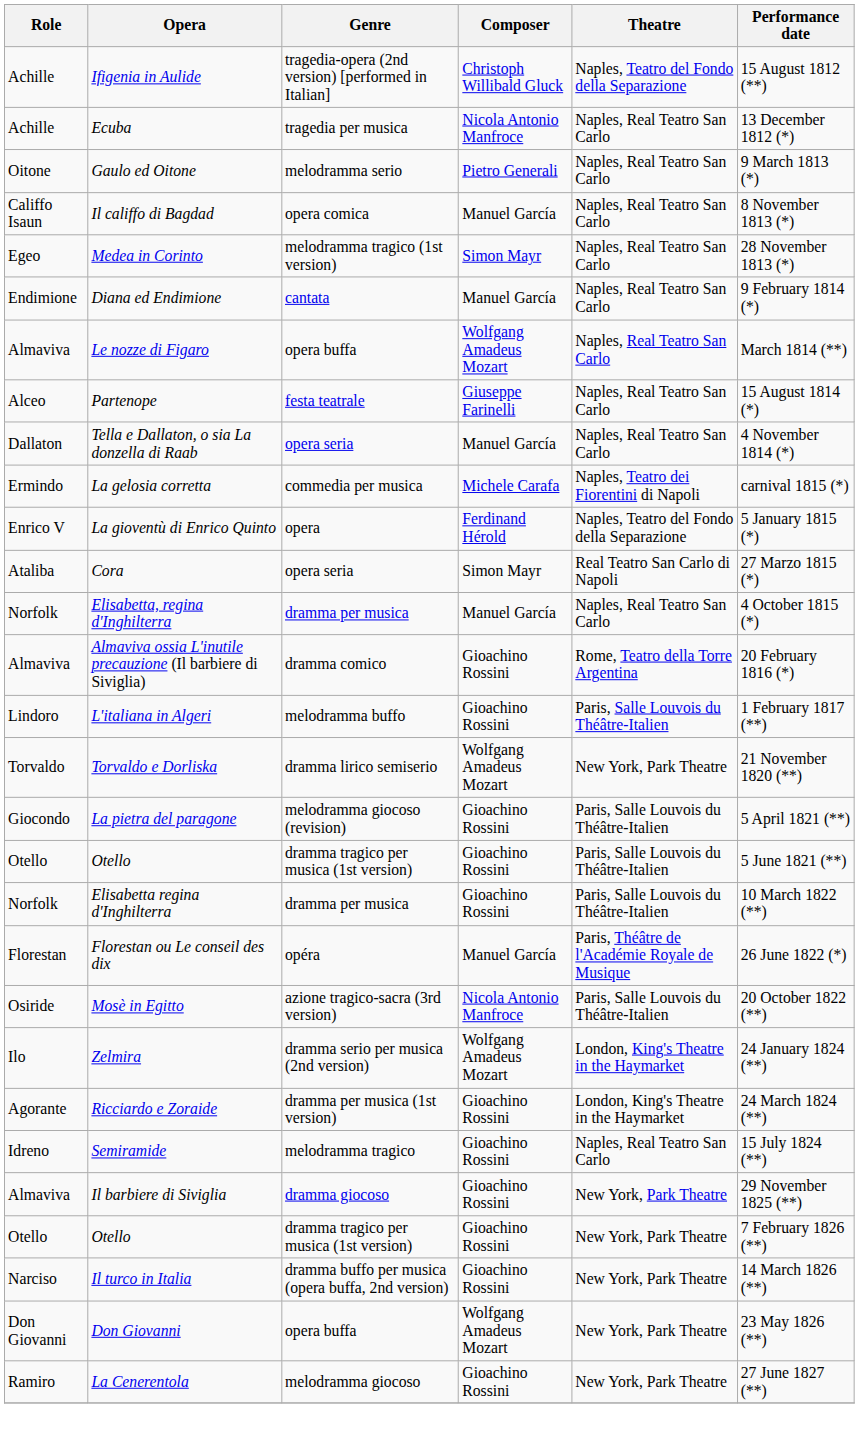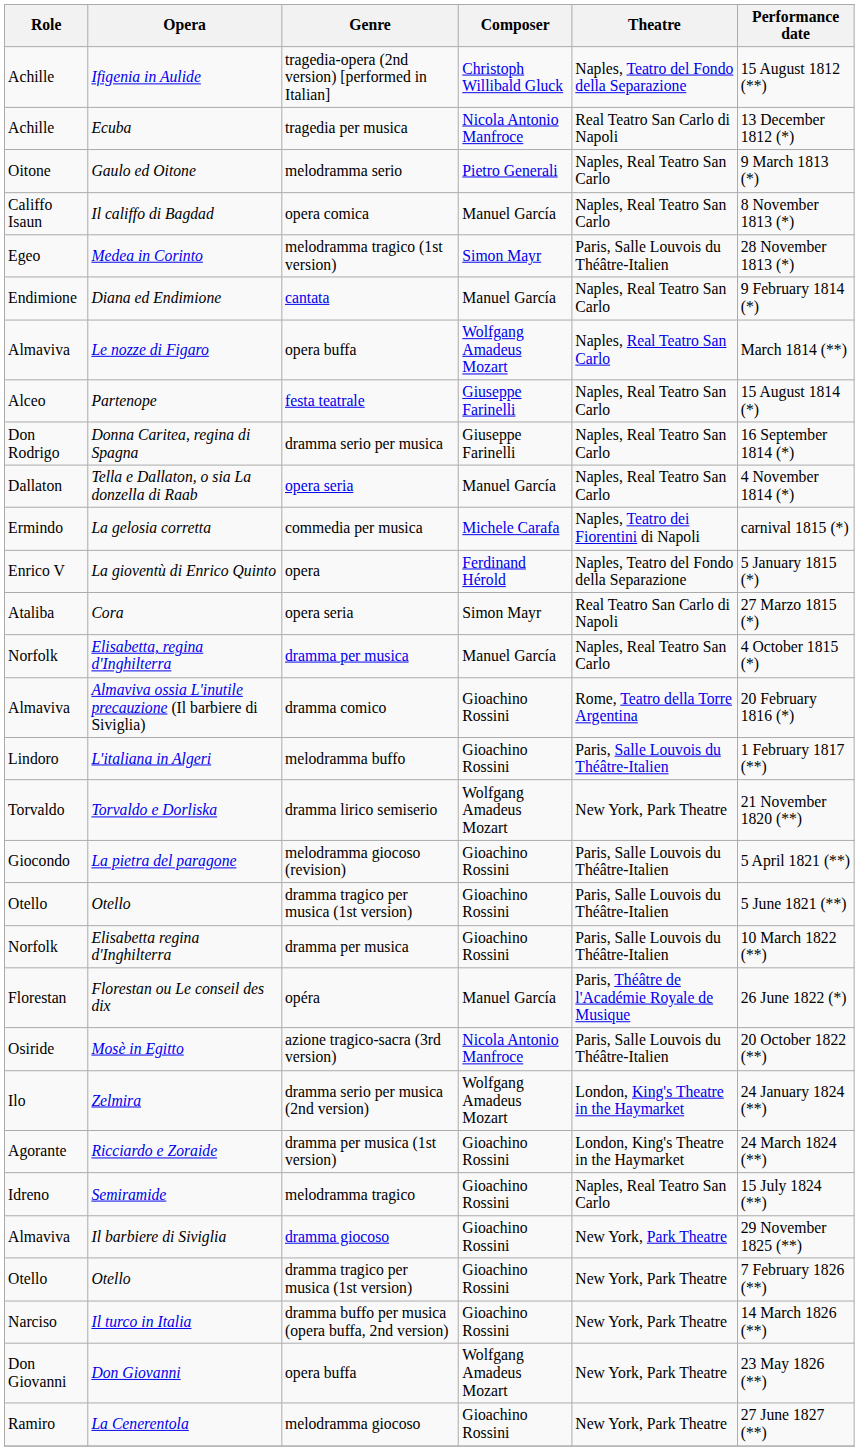(651, 128) Naples, Real Teatro San Carlo -> (653, 128) Real Teatro San Carlo di Napoli
(651, 255) Naples, Real Teatro San Carlo -> (648, 255) Paris, Salle Louvois du Théâtre-Italien
+ row: (171, 443)
